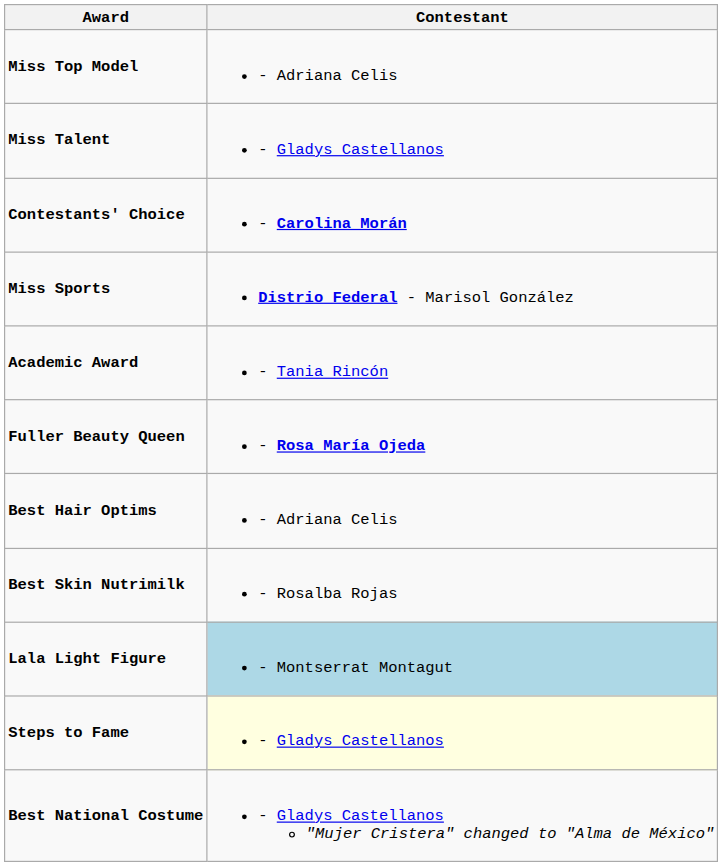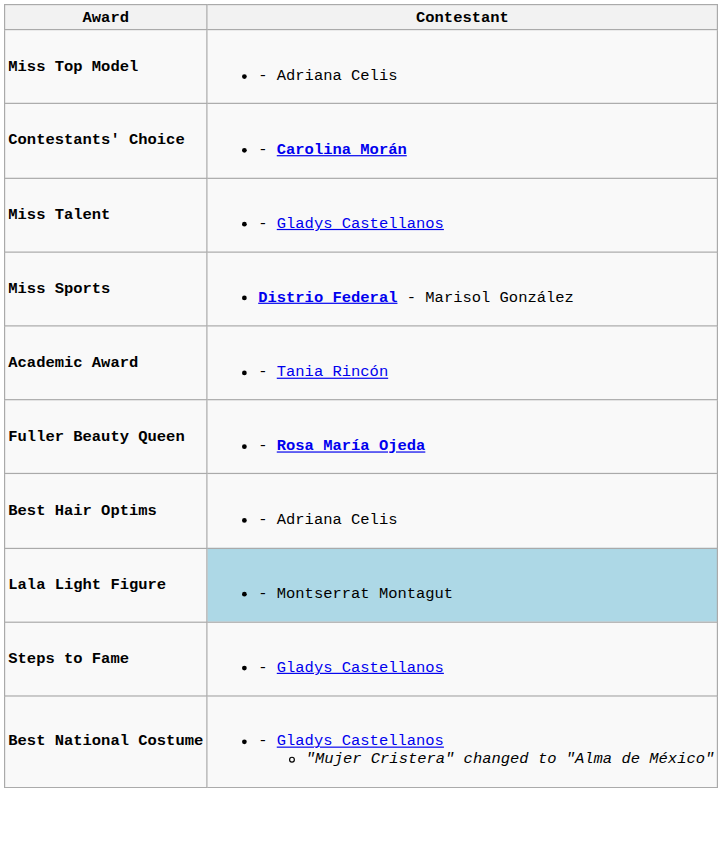rows swapped: (96, 215) <-> (59, 141)
- row: (96, 585)
(462, 742) lightyellow background -> (462, 668) no background
